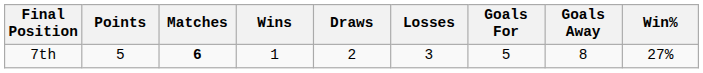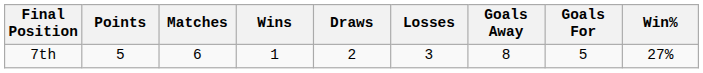columns swapped: (506, 25) <-> (583, 25)
(197, 56) bold -> (197, 56) normal
